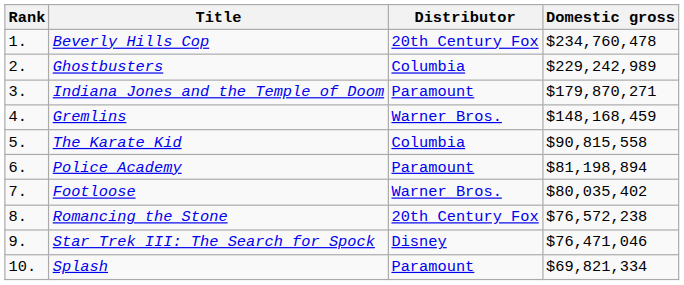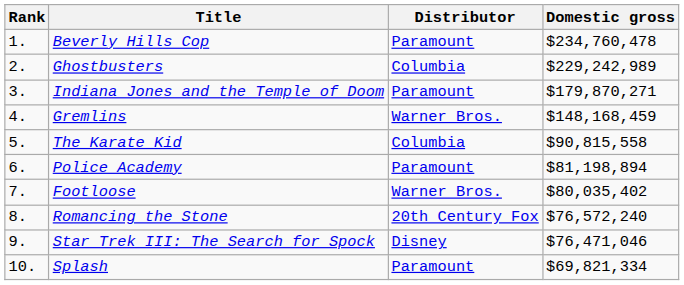(465, 42) 20th Century Fox -> (433, 42) Paramount
(597, 217) $76,572,238 -> (597, 217) $76,572,240
